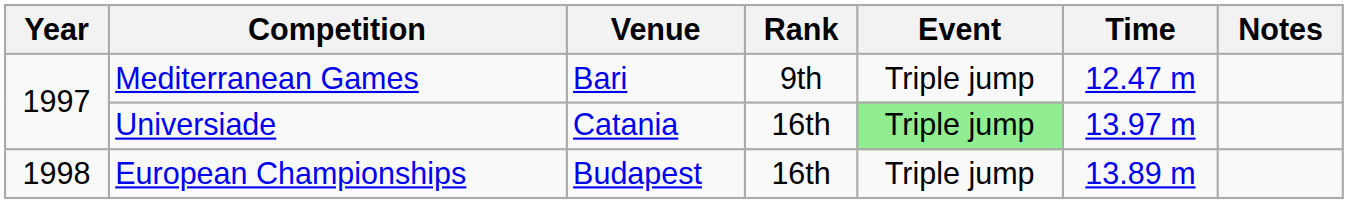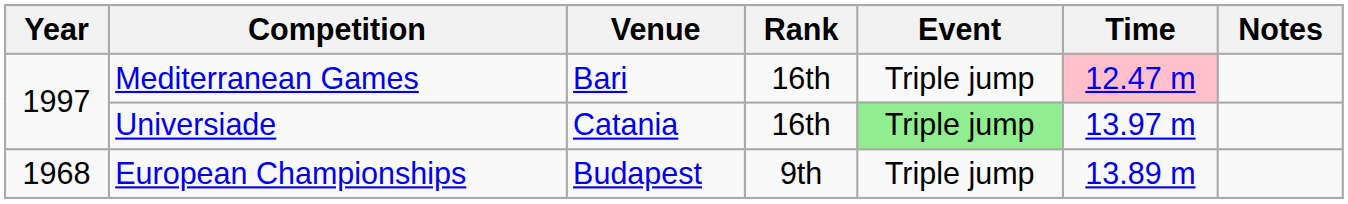(801, 78) 9th -> (801, 78) 16th
(1140, 78) no background -> (1140, 78) pink background
(57, 174) 1998 -> (57, 174) 1968
(801, 174) 16th -> (801, 174) 9th
